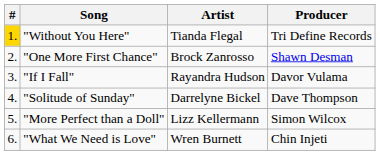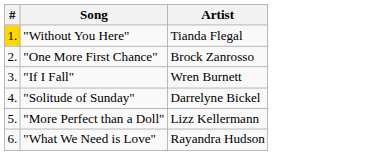- column: (321, 14)
(218, 77) Rayandra Hudson -> (206, 77) Wren Burnett
(206, 139) Wren Burnett -> (218, 139) Rayandra Hudson
